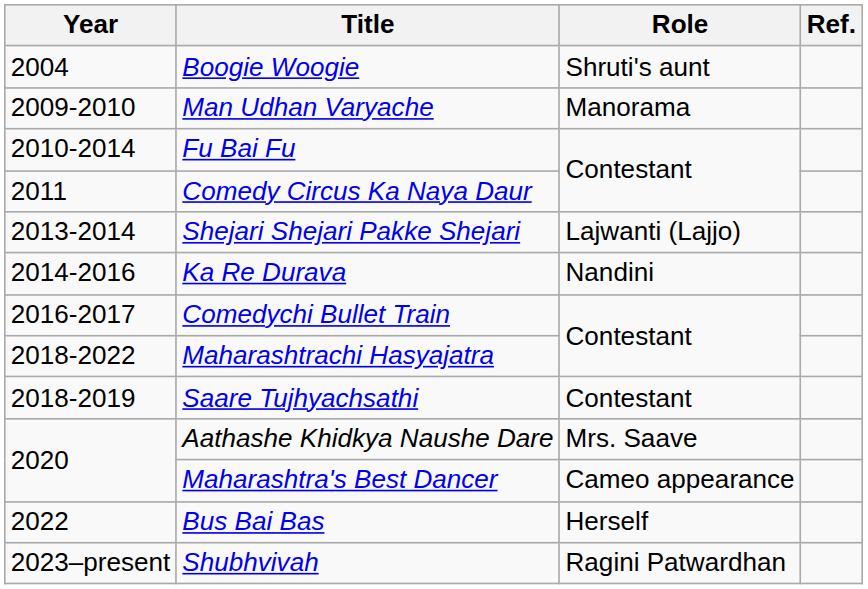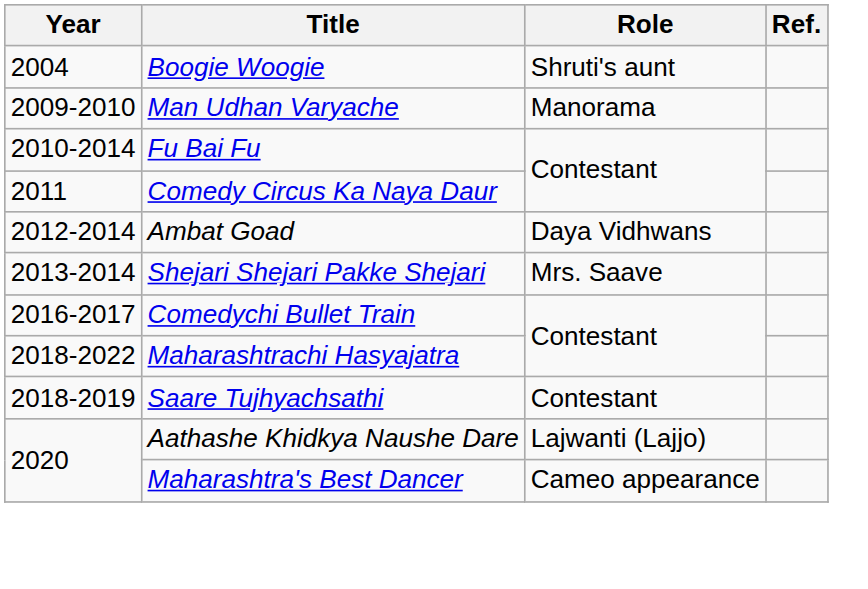+ row: (221, 231)
(653, 231) Lajwanti (Lajjo) -> (597, 273) Mrs. Saave
- row: (264, 273)
(631, 438) Mrs. Saave -> (618, 438) Lajwanti (Lajjo)
- row: (253, 521)
- row: (251, 562)
